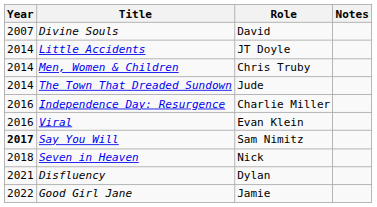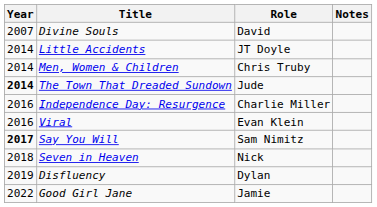(20, 85) normal -> (20, 85) bold
(20, 176) 2021 -> (20, 176) 2019
